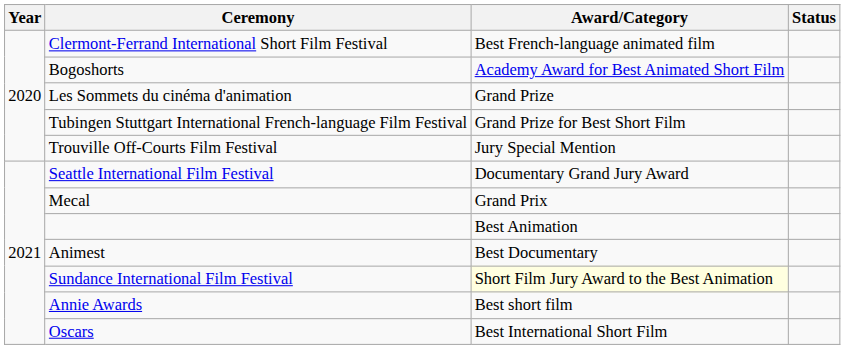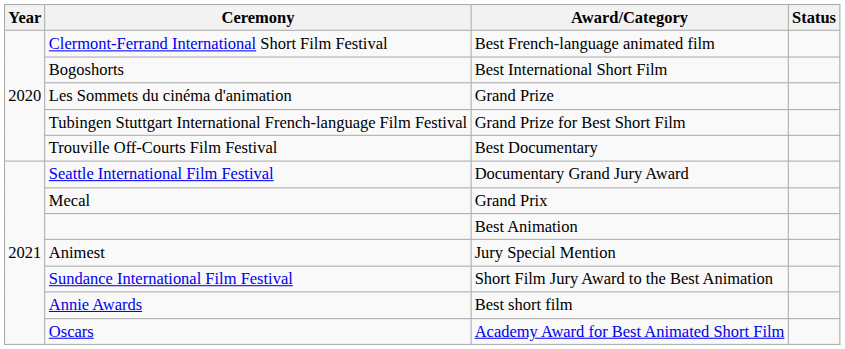(630, 69) Academy Award for Best Animated Short Film -> (571, 69) Best International Short Film
(545, 148) Jury Special Mention -> (536, 148) Best Documentary
(536, 252) Best Documentary -> (545, 252) Jury Special Mention
(624, 278) lightyellow background -> (624, 278) no background
(571, 331) Best International Short Film -> (630, 331) Academy Award for Best Animated Short Film
